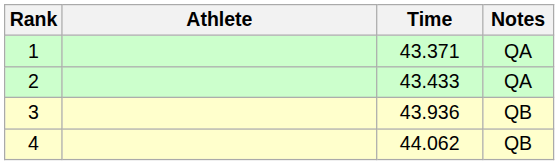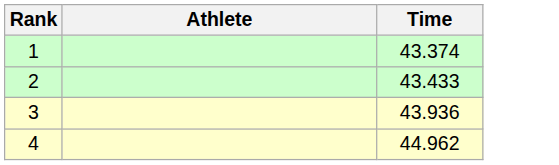- column: (518, 19)
(430, 50) 43.371 -> (430, 50) 43.374
(430, 143) 44.062 -> (430, 143) 44.962
